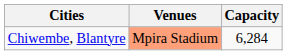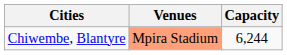(252, 38) 6,284 -> (252, 38) 6,244
